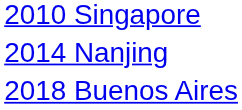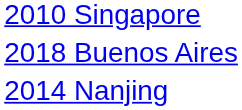rows swapped: (86, 52) <-> (121, 91)
